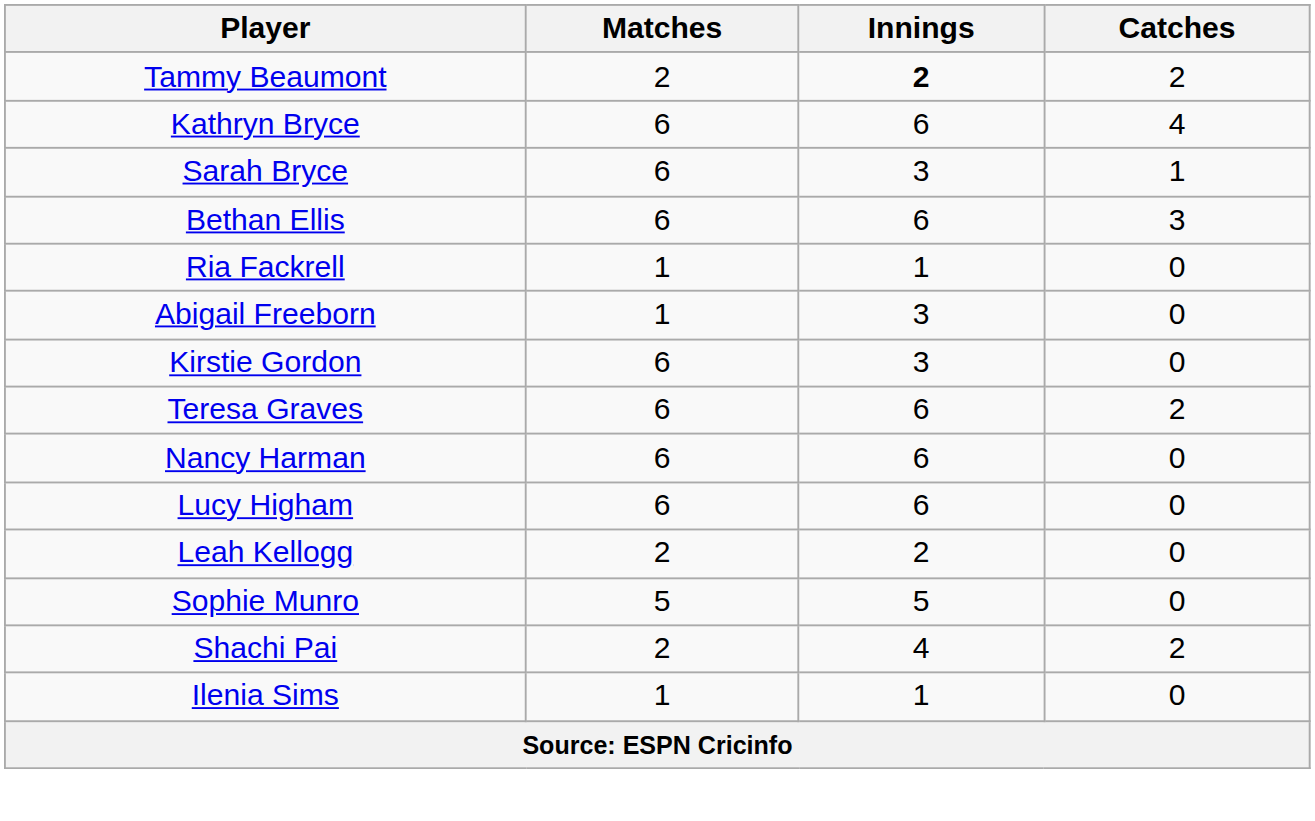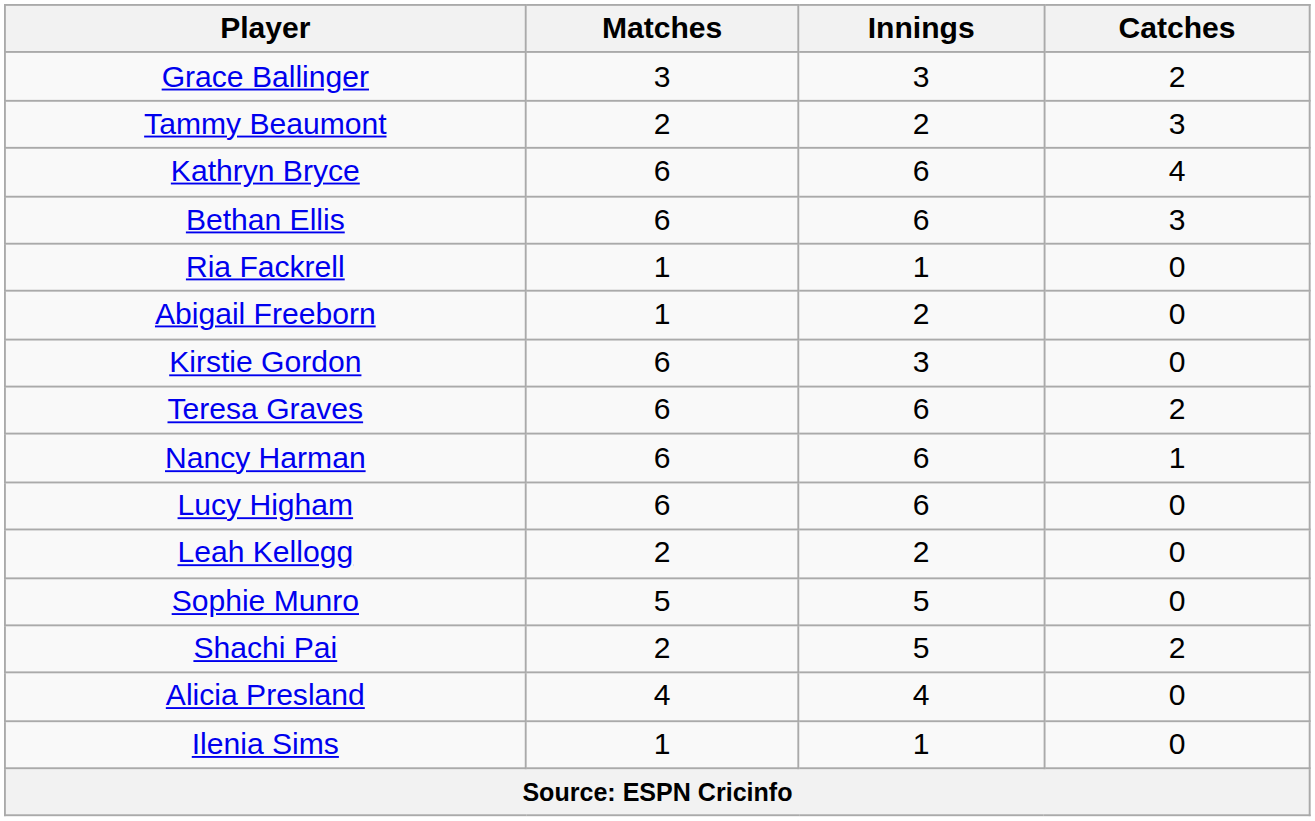+ row: (265, 76)
(921, 76) bold -> (921, 123) normal
(1177, 76) 2 -> (1177, 123) 3
- row: (265, 171)
(921, 314) 3 -> (921, 314) 2
(1177, 457) 0 -> (1177, 457) 1
(921, 648) 4 -> (921, 648) 5
+ row: (265, 696)
